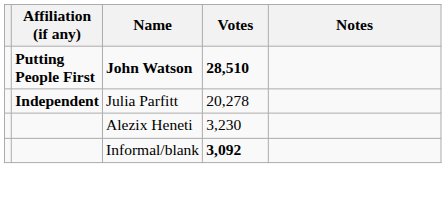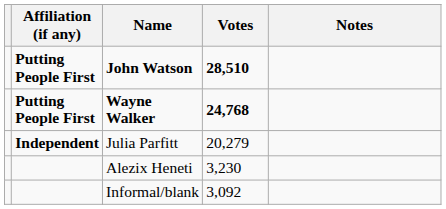+ row: (131, 109)
(228, 100) 20,278 -> (228, 143) 20,279
(224, 150) bold -> (224, 192) normal
